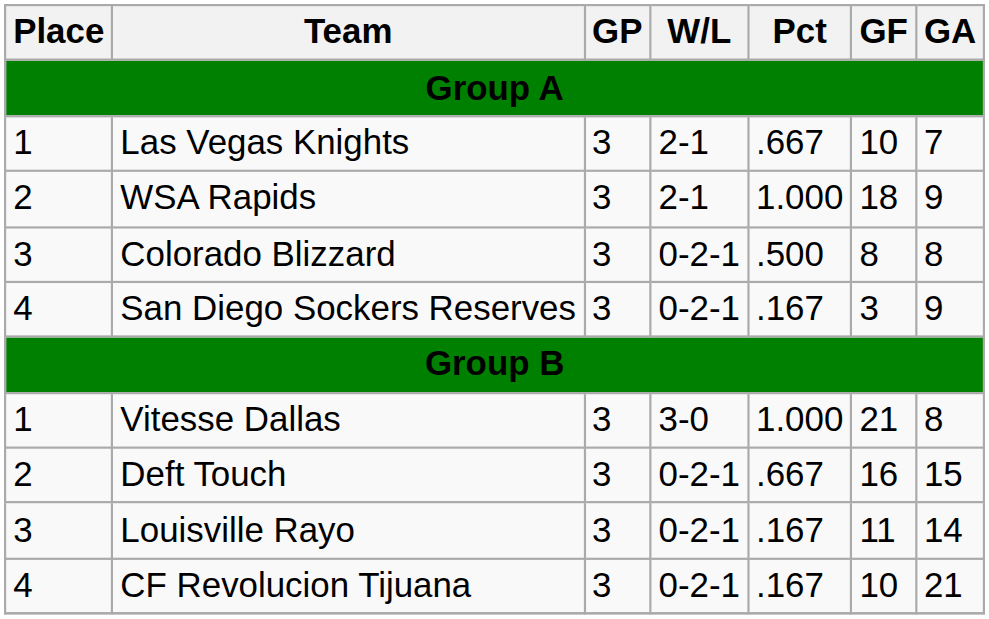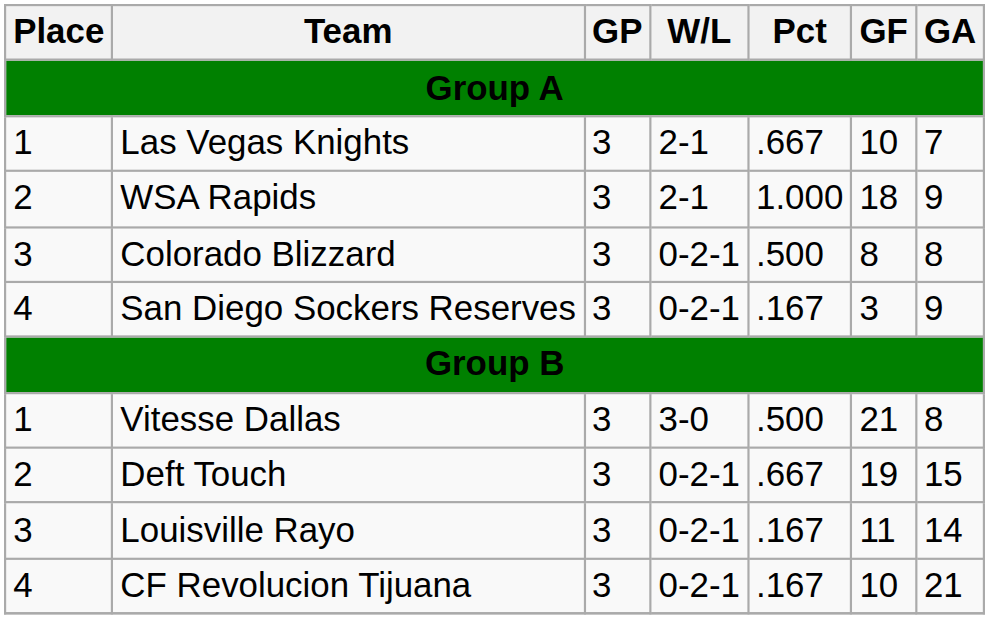(800, 419) 1.000 -> (790, 419) .500
(879, 474) 16 -> (879, 474) 19
